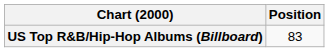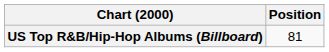(295, 36) 83 -> (295, 36) 81
